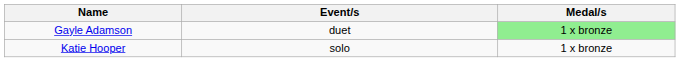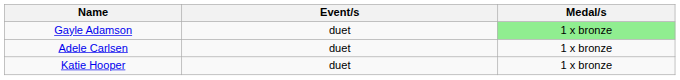+ row: (93, 48)
(340, 48) solo -> (340, 65) duet
